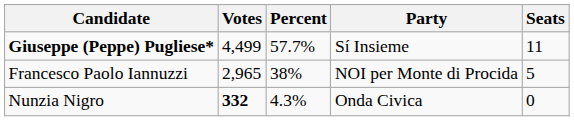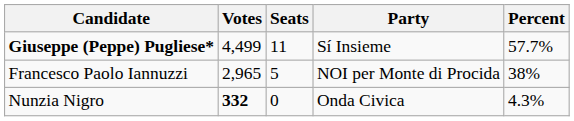columns swapped: (299, 18) <-> (545, 18)
